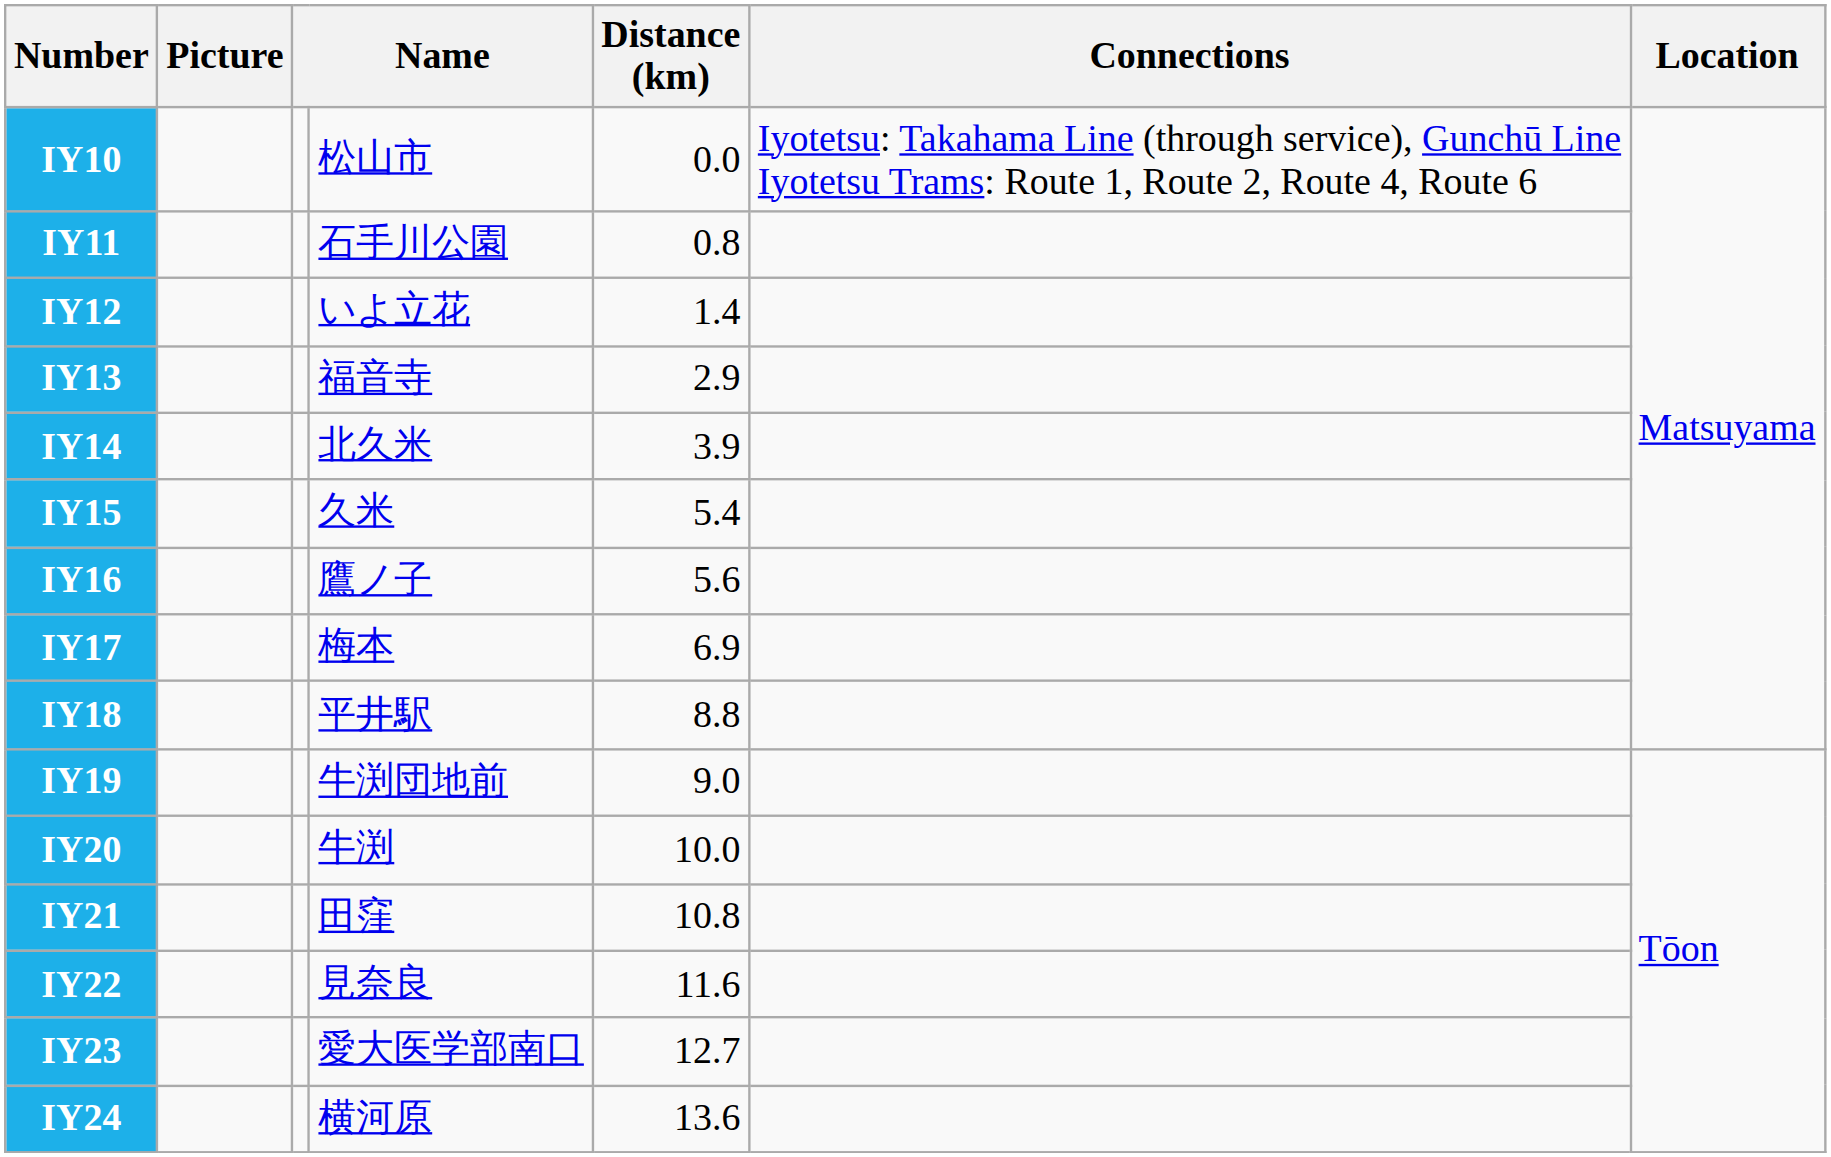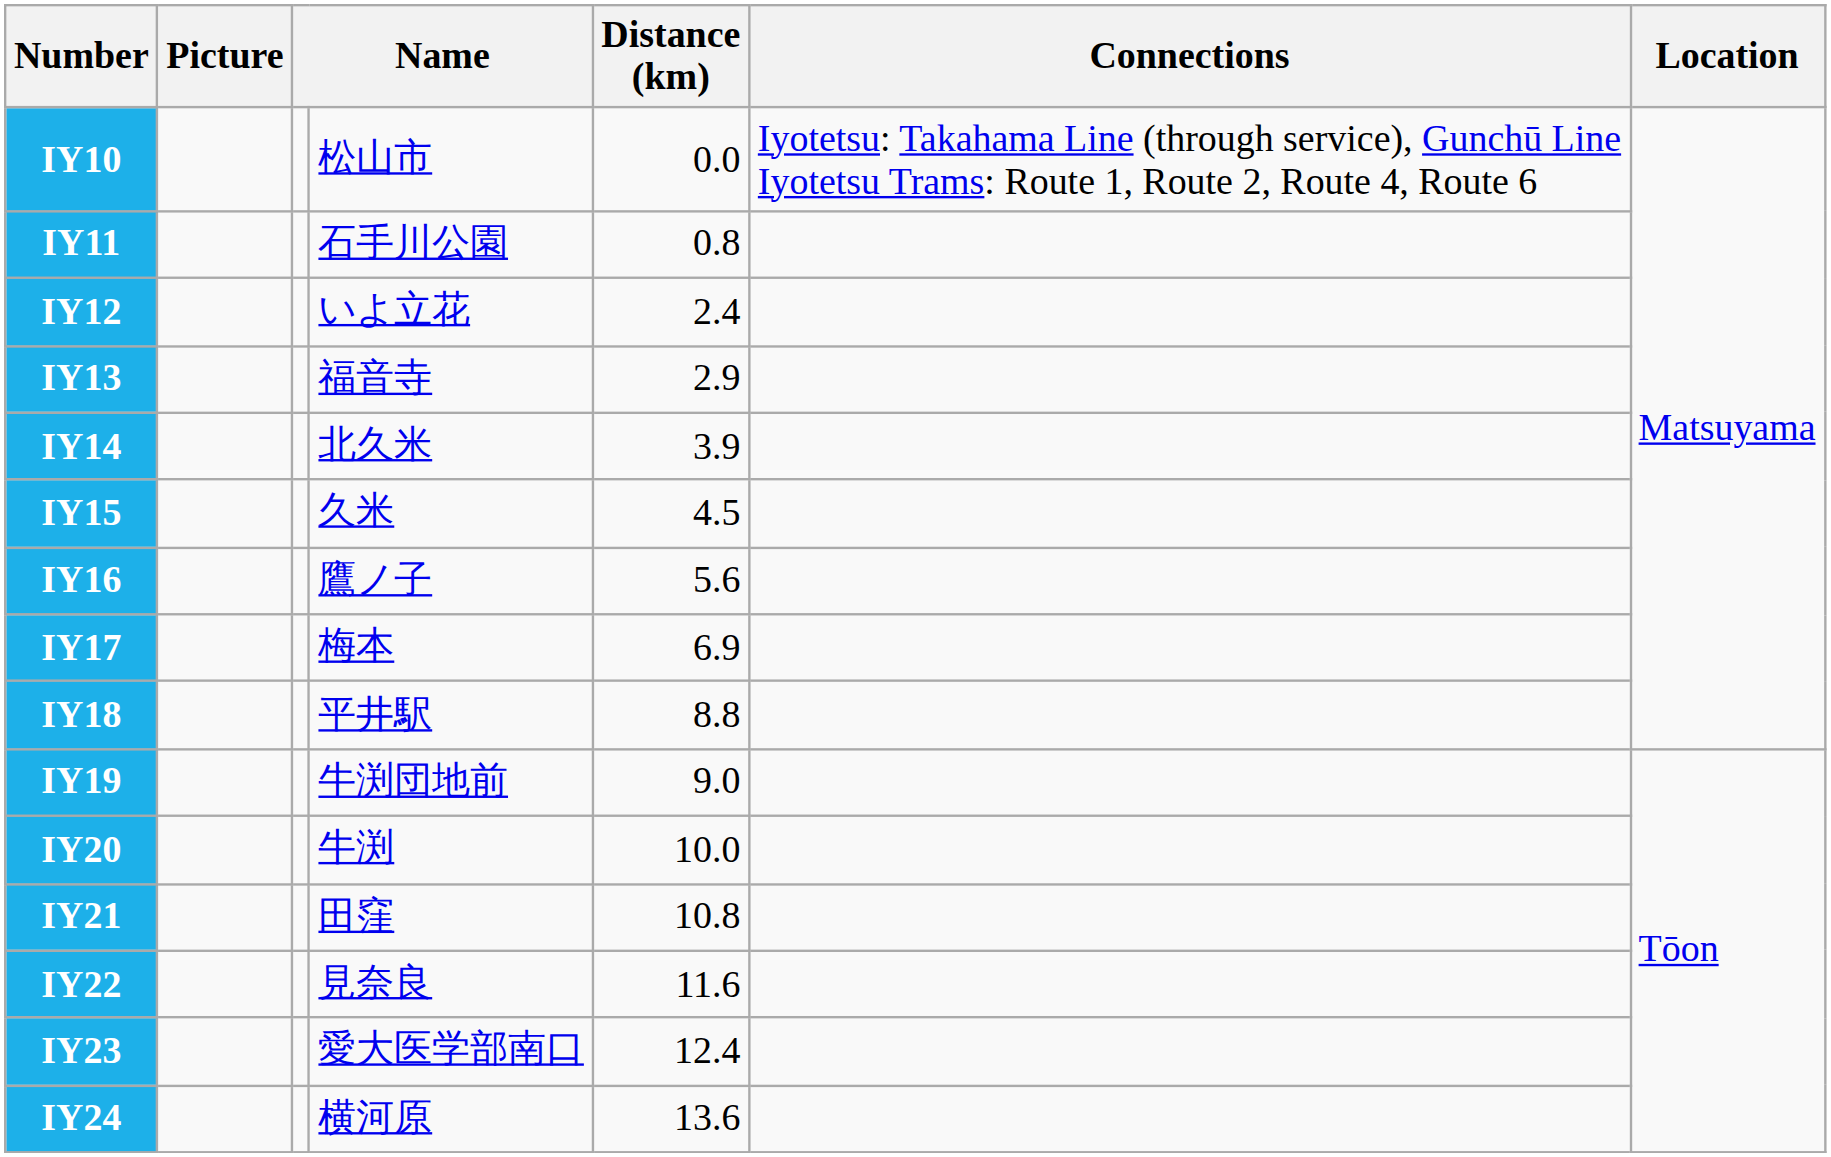(717, 310) 1.4 -> (717, 310) 2.4
(717, 512) 5.4 -> (717, 512) 4.5
(707, 1050) 12.7 -> (707, 1050) 12.4
